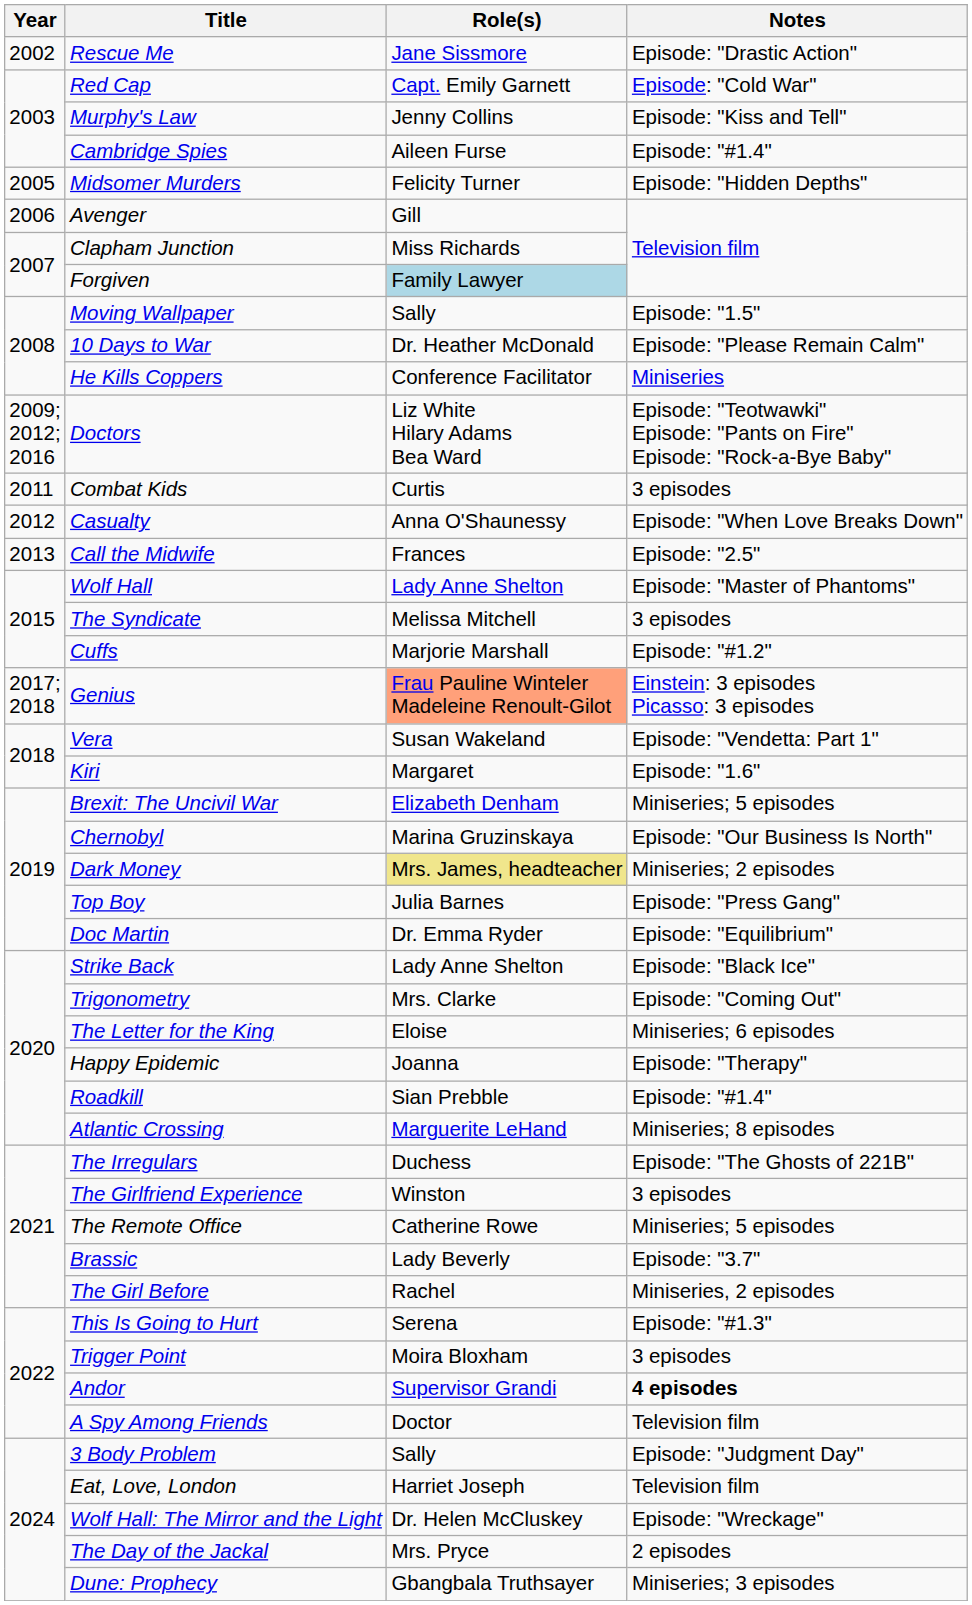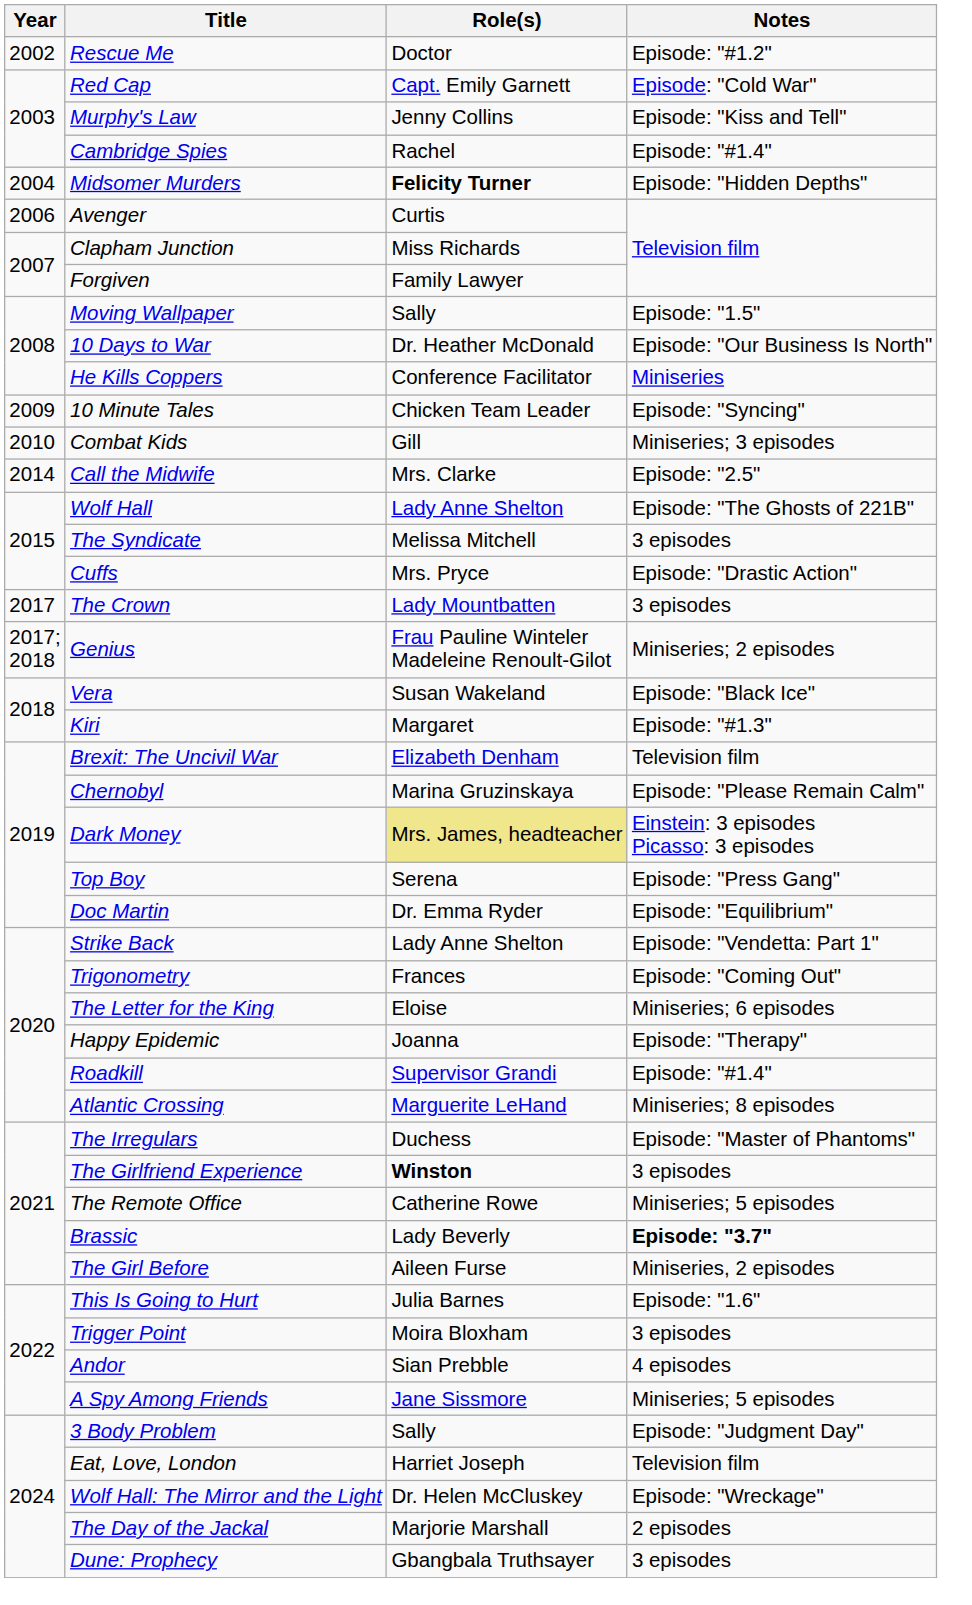(459, 53) Jane Sissmore -> (422, 53) Doctor
(744, 53) Episode: "Drastic Action" -> (702, 53) Episode: "#1.2"
(449, 150) Aileen Furse -> (423, 150) Rachel
(32, 183) 2005 -> (32, 183) 2004
(456, 183) normal -> (461, 183) bold
(406, 215) Gill -> (418, 215) Curtis
(457, 280) lightblue background -> (457, 280) no background
(778, 345) Episode: "Please Remain Calm" -> (782, 345) Episode: "Our Business Is North"
+ row: (142, 410)
- row: (105, 433)
(31, 489) 2011 -> (32, 442) 2010
(418, 489) Curtis -> (406, 442) Gill
(681, 489) 3 episodes -> (733, 442) Miniseries; 3 episodes
- row: (110, 521)
(32, 554) 2013 -> (32, 475) 2014
(428, 554) Frances -> (444, 475) Mrs. Clarke
(773, 586) Episode: "Master of Phantoms" -> (773, 507) Episode: "The Ghosts of 221B"
(470, 651) Marjorie Marshall -> (440, 572) Mrs. Pryce
(702, 651) Episode: "#1.2" -> (744, 572) Episode: "Drastic Action"
+ row: (120, 605)
(501, 695) lightsalmon background -> (501, 649) no background
(724, 695) Einstein: 3 episodes Picasso: 3 episodes -> (733, 649) Miniseries; 2 episodes
(755, 739) Episode: "Vendetta: Part 1" -> (723, 693) Episode: "Black Ice"
(696, 771) Episode: "1.6" -> (702, 725) Episode: "#1.3"
(733, 804) Miniseries; 5 episodes -> (696, 758) Television film
(782, 836) Episode: "Our Business Is North" -> (778, 790) Episode: "Please Remain Calm"
(733, 869) Miniseries; 2 episodes -> (724, 834) Einstein: 3 episodes Picasso: 3 episodes
(448, 901) Julia Barnes -> (424, 878) Serena
(723, 966) Episode: "Black Ice" -> (755, 943) Episode: "Vendetta: Part 1"
(444, 999) Mrs. Clarke -> (428, 976) Frances
(450, 1096) Sian Prebble -> (474, 1073) Supervisor Grandi
(773, 1161) Episode: "The Ghosts of 221B" -> (773, 1138) Episode: "Master of Phantoms"
(428, 1194) normal -> (432, 1171) bold
(696, 1259) normal -> (702, 1236) bold
(423, 1291) Rachel -> (449, 1268) Aileen Furse
(424, 1324) Serena -> (448, 1301) Julia Barnes
(702, 1324) Episode: "#1.3" -> (696, 1301) Episode: "1.6"
(474, 1389) Supervisor Grandi -> (450, 1366) Sian Prebble
(685, 1389) bold -> (681, 1366) normal
(422, 1421) Doctor -> (459, 1398) Jane Sissmore
(696, 1421) Television film -> (733, 1398) Miniseries; 5 episodes
(440, 1551) Mrs. Pryce -> (470, 1528) Marjorie Marshall
(733, 1583) Miniseries; 3 episodes -> (681, 1560) 3 episodes
